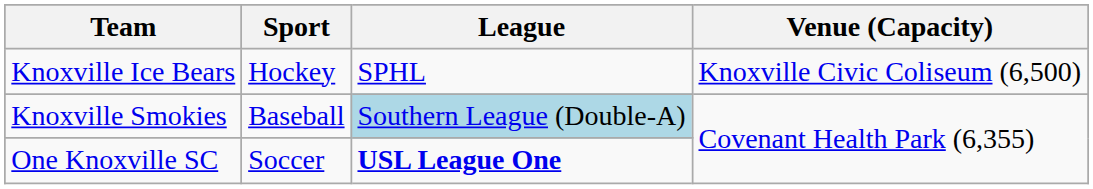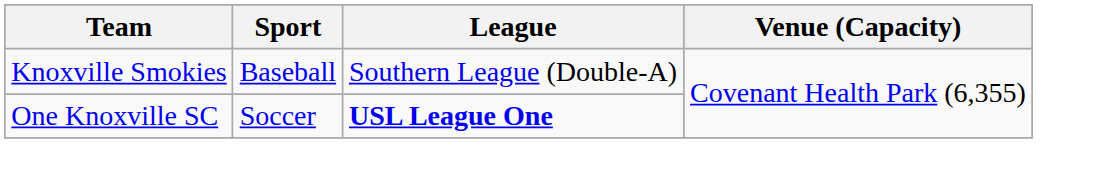- row: (123, 71)
(522, 115) lightblue background -> (513, 71) no background
